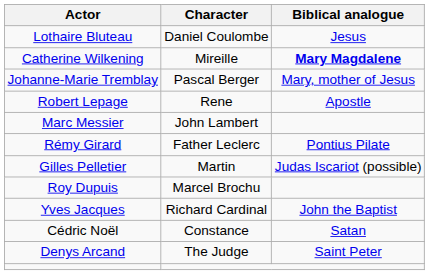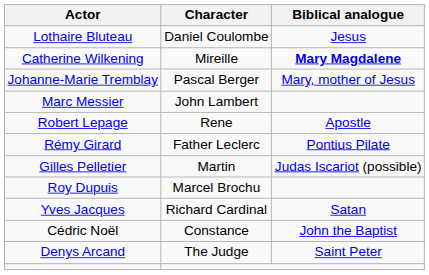rows swapped: (83, 123) <-> (83, 101)
(348, 209) John the Baptist -> (348, 209) Satan
(348, 230) Satan -> (348, 230) John the Baptist
